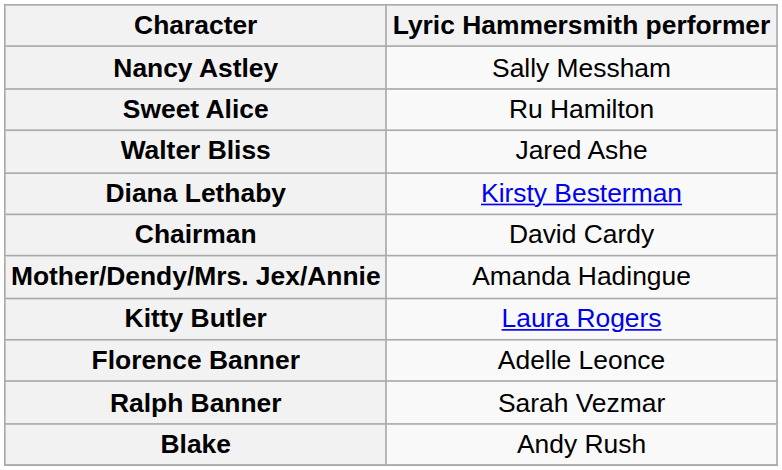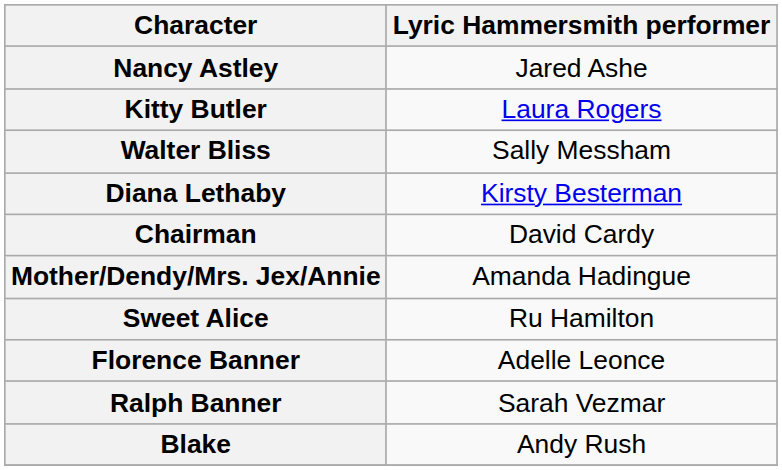(582, 67) Sally Messham -> (582, 67) Jared Ashe
rows swapped: (196, 318) <-> (196, 109)
(582, 151) Jared Ashe -> (582, 151) Sally Messham
